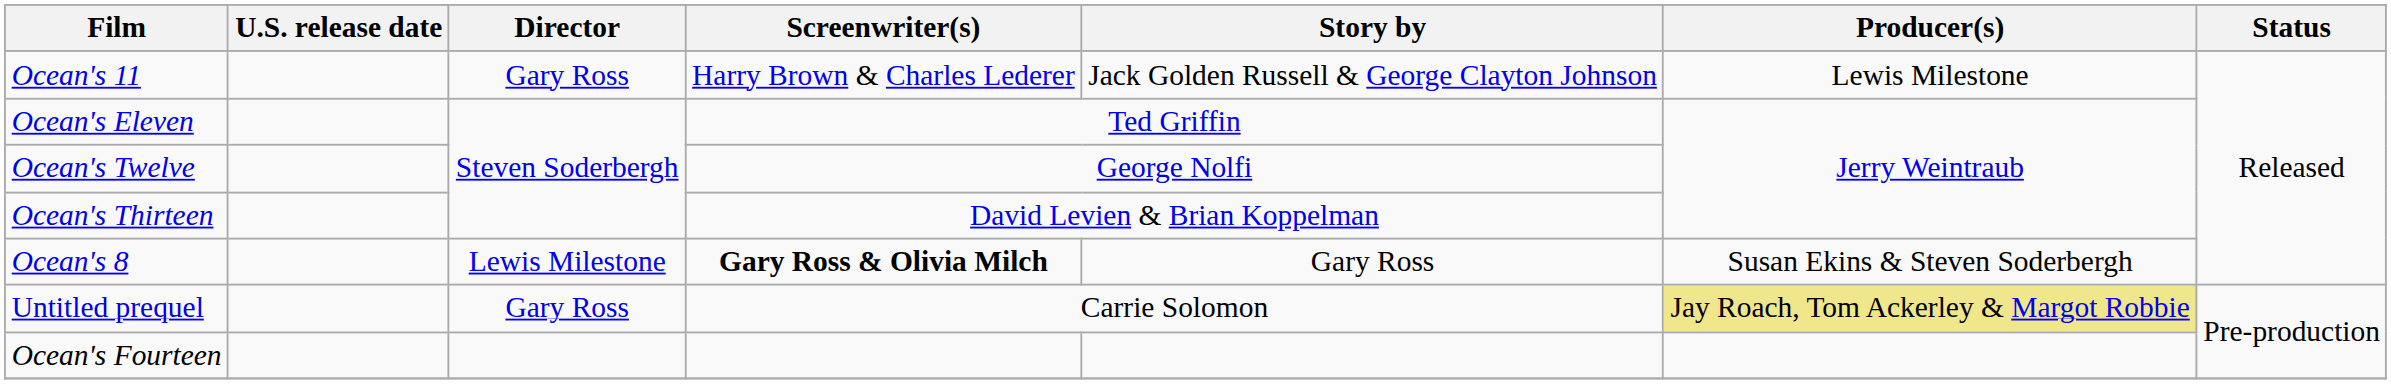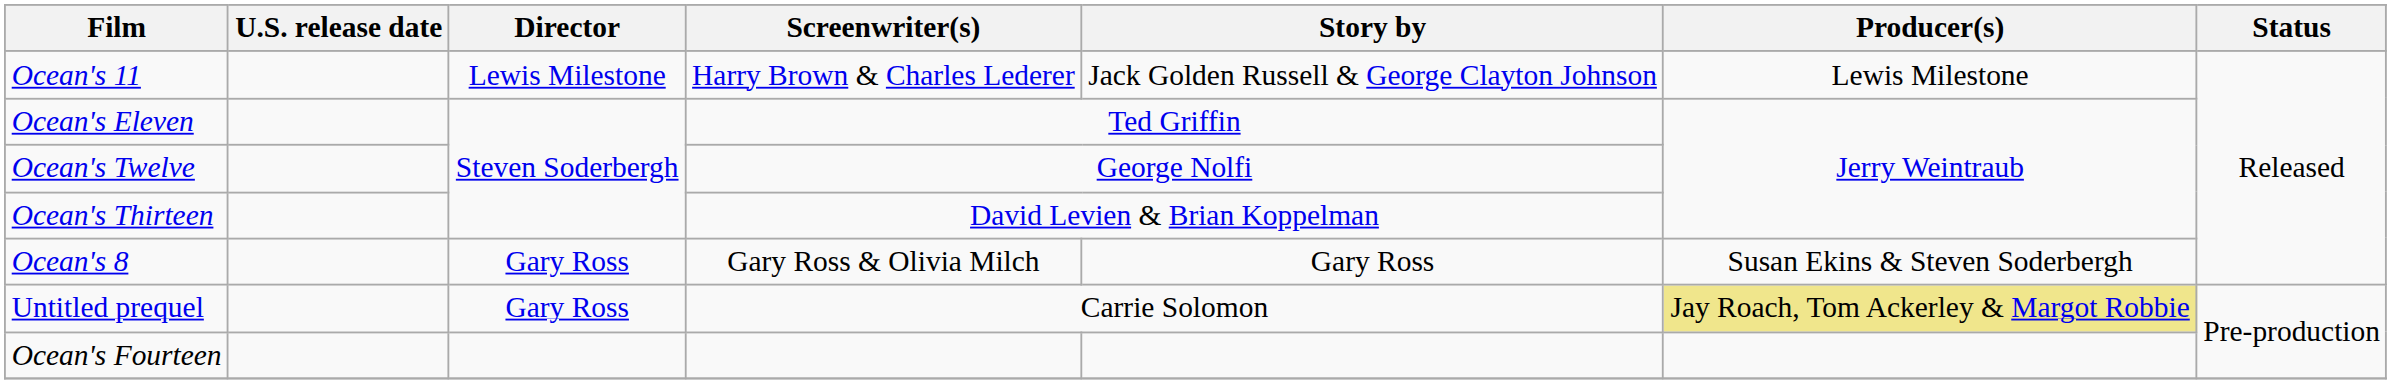(567, 74) Gary Ross -> (567, 74) Lewis Milestone
(567, 261) Lewis Milestone -> (567, 261) Gary Ross
(883, 261) bold -> (883, 261) normal
